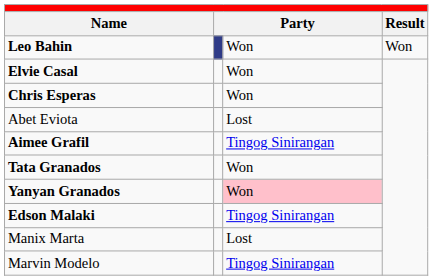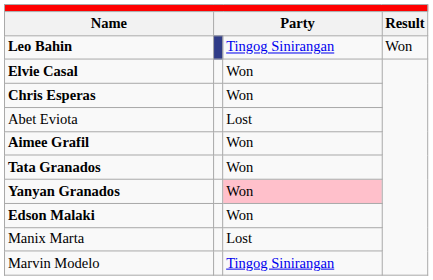(240, 47) Won -> (280, 47) Tingog Sinirangan
(280, 143) Tingog Sinirangan -> (240, 143) Won
(280, 215) Tingog Sinirangan -> (240, 215) Won
